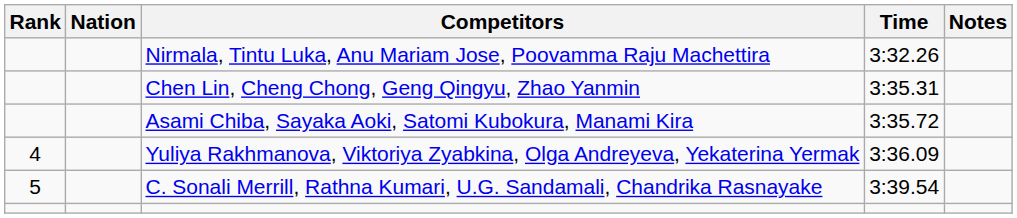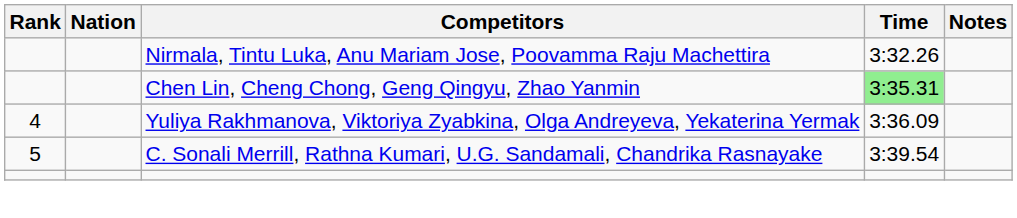(904, 88) no background -> (904, 88) lightgreen background
- row: (419, 121)
